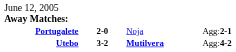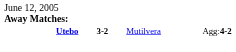- row: (57, 31)
(145, 43) bold -> (144, 31) normal
